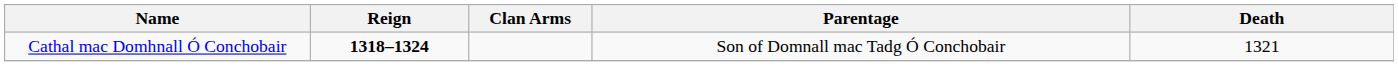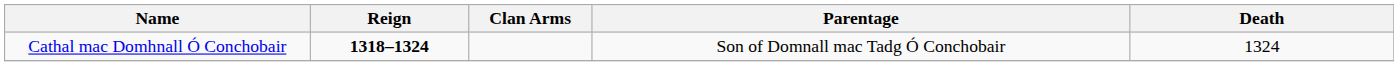(1262, 46) 1321 -> (1262, 46) 1324
